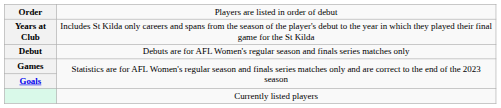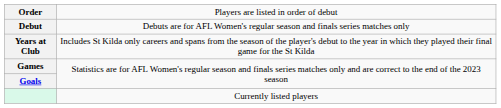rows swapped: (30, 52) <-> (30, 32)
